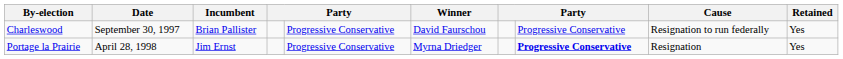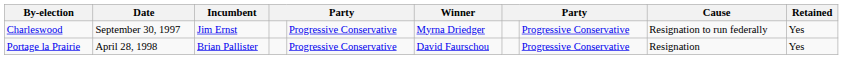(226, 29) Brian Pallister -> (217, 29) Jim Ernst
(449, 29) David Faurschou -> (451, 29) Myrna Driedger
(216, 46) Jim Ernst -> (227, 46) Brian Pallister
(447, 46) Myrna Driedger -> (453, 46) David Faurschou
(574, 46) bold -> (576, 46) normal
